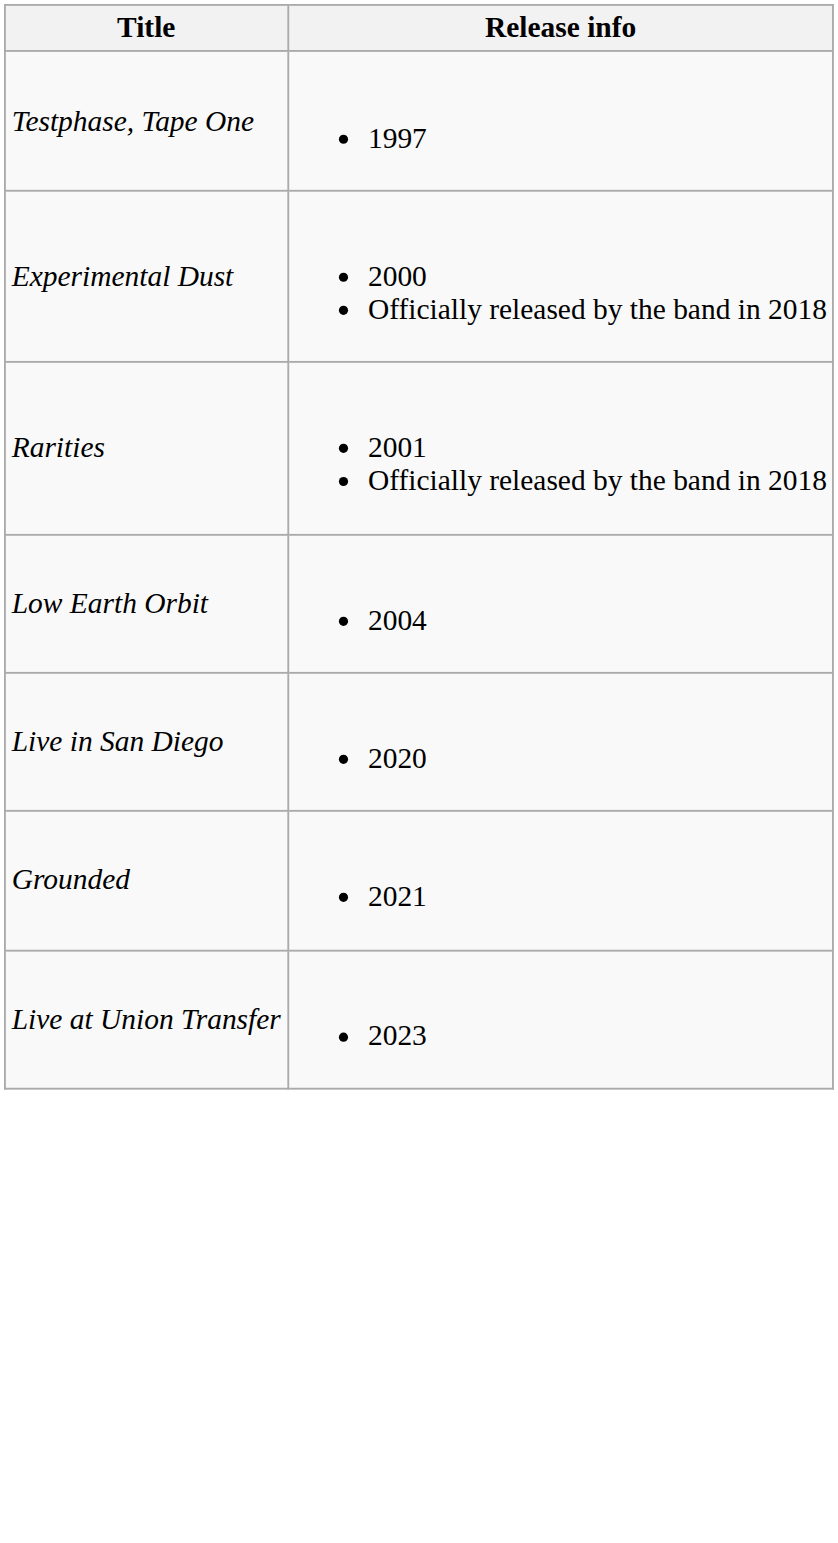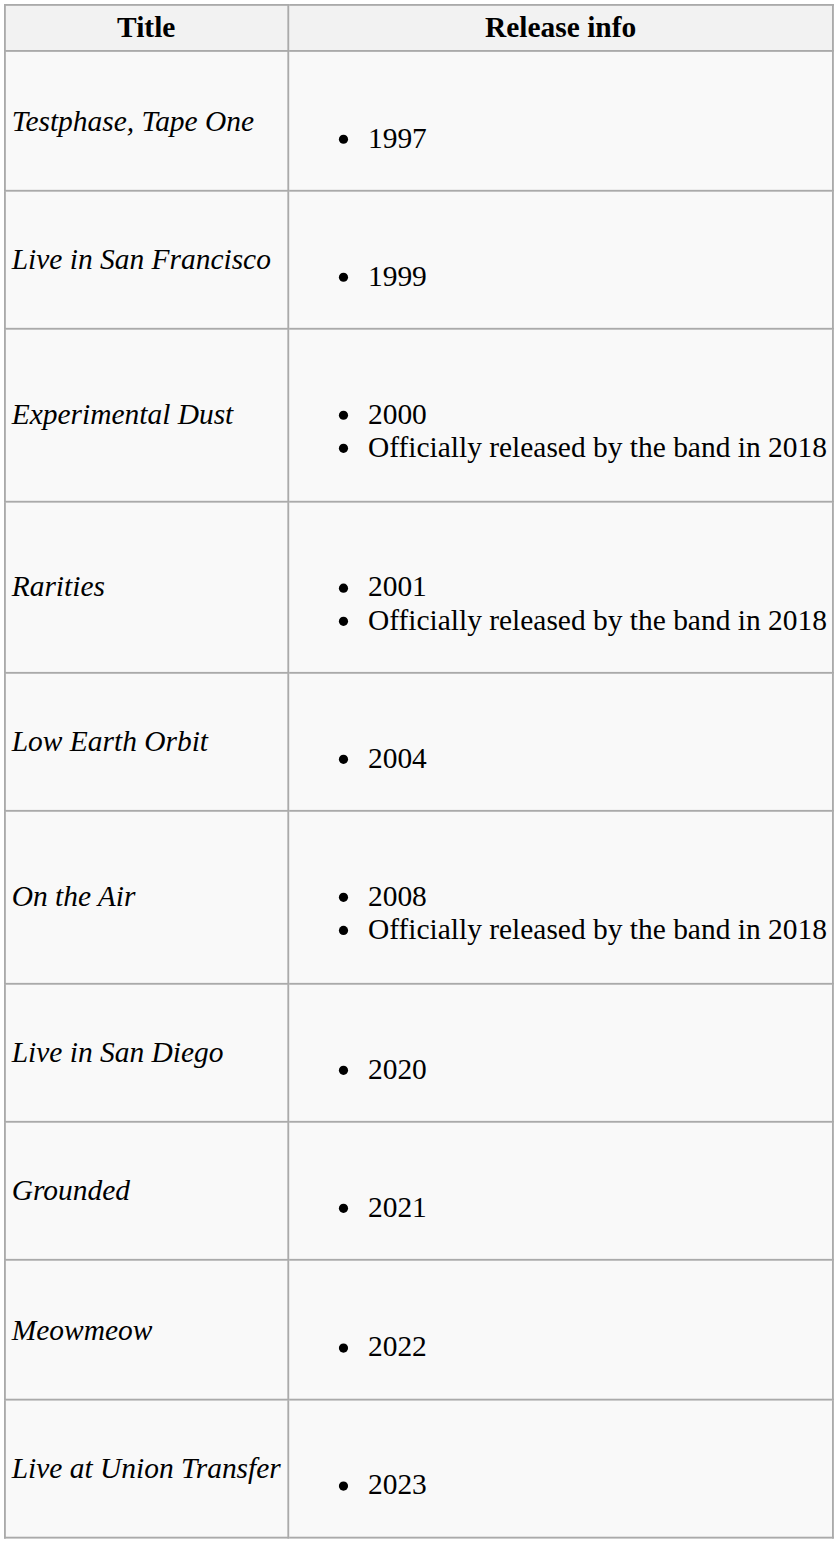+ row: (141, 259)
+ row: (74, 896)
+ row: (82, 1329)
